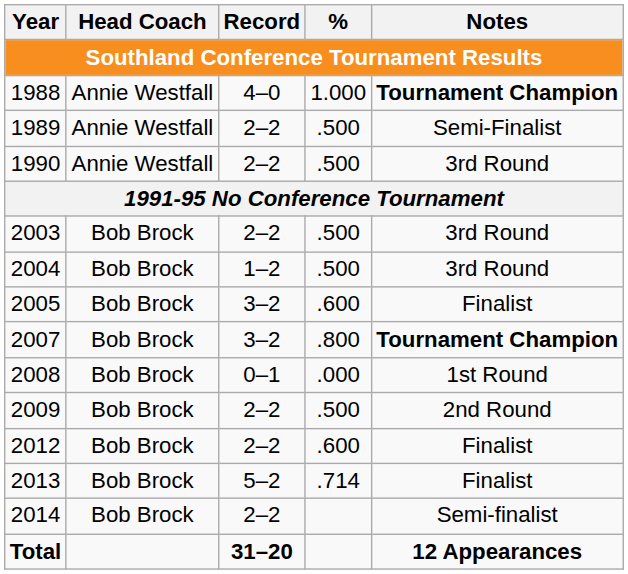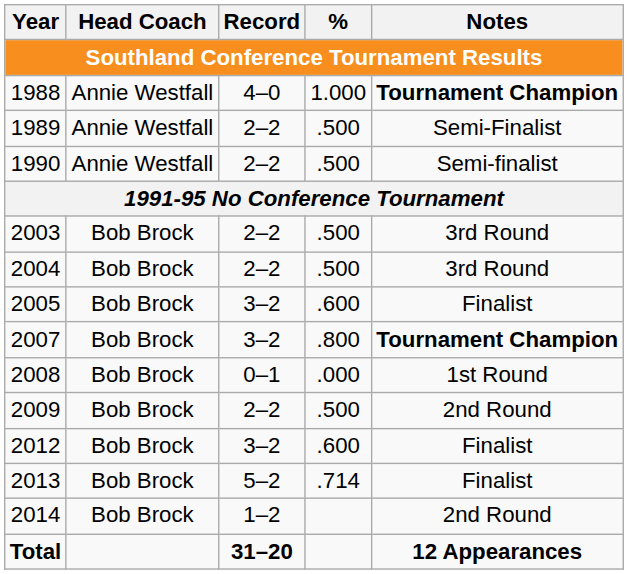(497, 163) 3rd Round -> (497, 163) Semi-finalist
(262, 269) 1–2 -> (262, 269) 2–2
(262, 445) 2–2 -> (262, 445) 3–2
(262, 515) 2–2 -> (262, 515) 1–2
(497, 515) Semi-finalist -> (497, 515) 2nd Round
